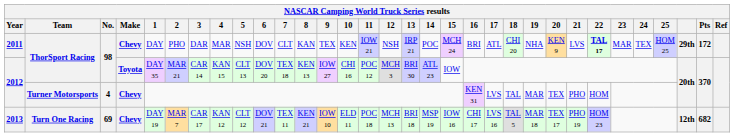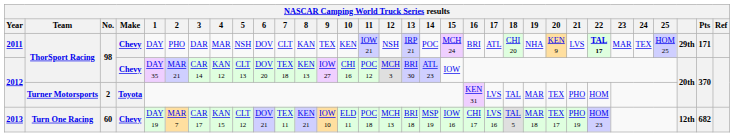(705, 45) 172 -> (705, 45) 171
(130, 70) Toyota -> (130, 70) Chevy
(221, 69) KAN 15 -> (221, 69) KAN 12
(108, 94) 4 -> (108, 94) 2
(130, 94) Chevy -> (130, 94) Toyota
(108, 119) 69 -> (108, 119) 60
(221, 119) KAN 12 -> (221, 119) KAN 15
